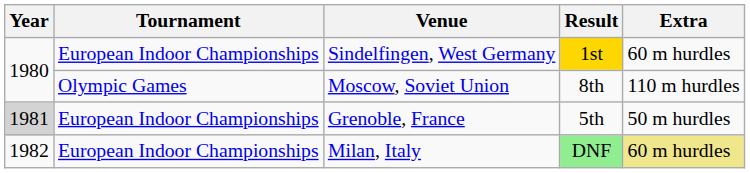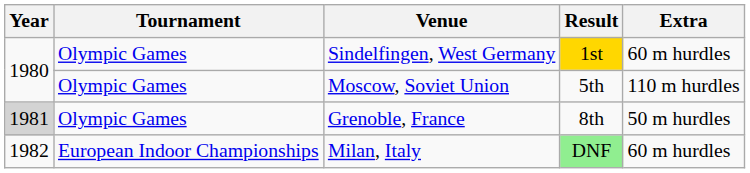(188, 53) European Indoor Championships -> (122, 53) Olympic Games
(591, 86) 8th -> (591, 86) 5th
(188, 118) European Indoor Championships -> (122, 118) Olympic Games
(591, 118) 5th -> (591, 118) 8th
(679, 151) khaki background -> (679, 151) no background
